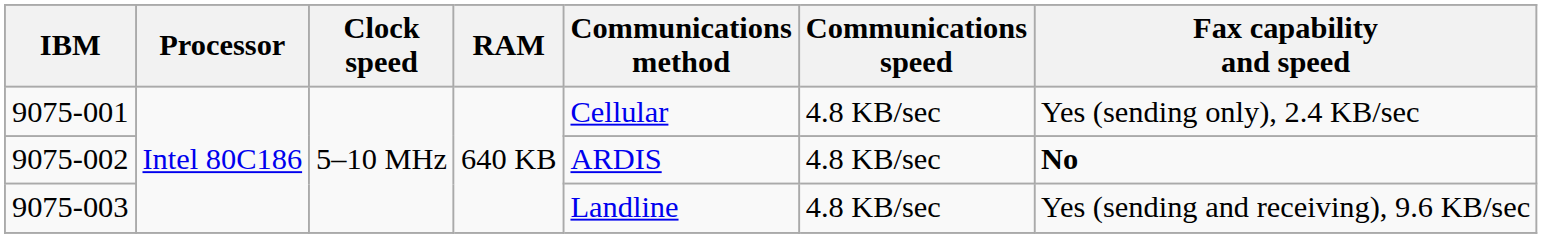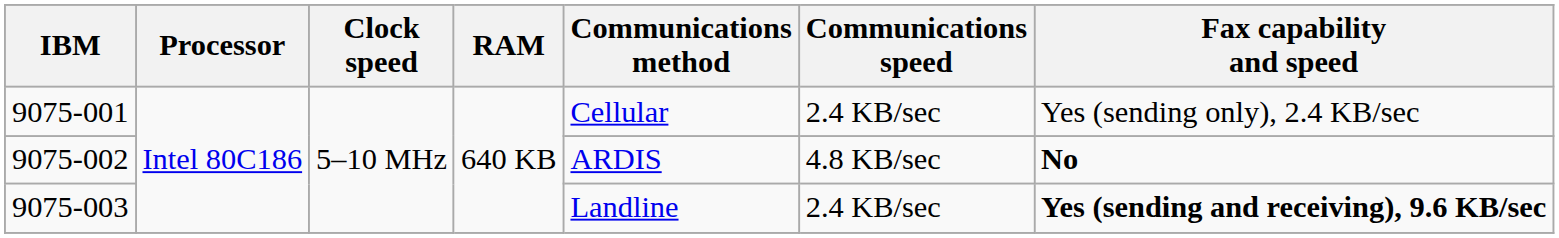(873, 111) 4.8 KB/sec -> (873, 111) 2.4 KB/sec
(873, 207) 4.8 KB/sec -> (873, 207) 2.4 KB/sec
(1286, 207) normal -> (1294, 207) bold
